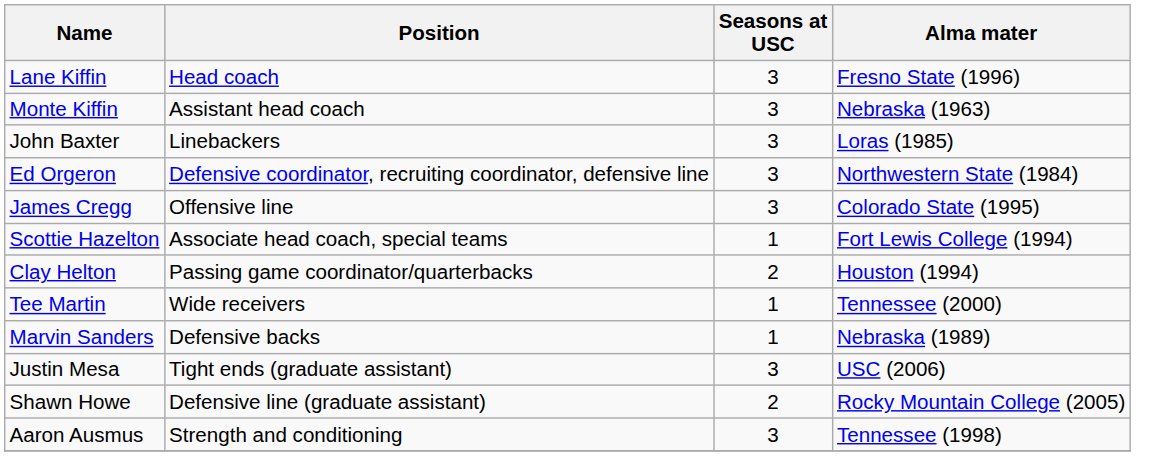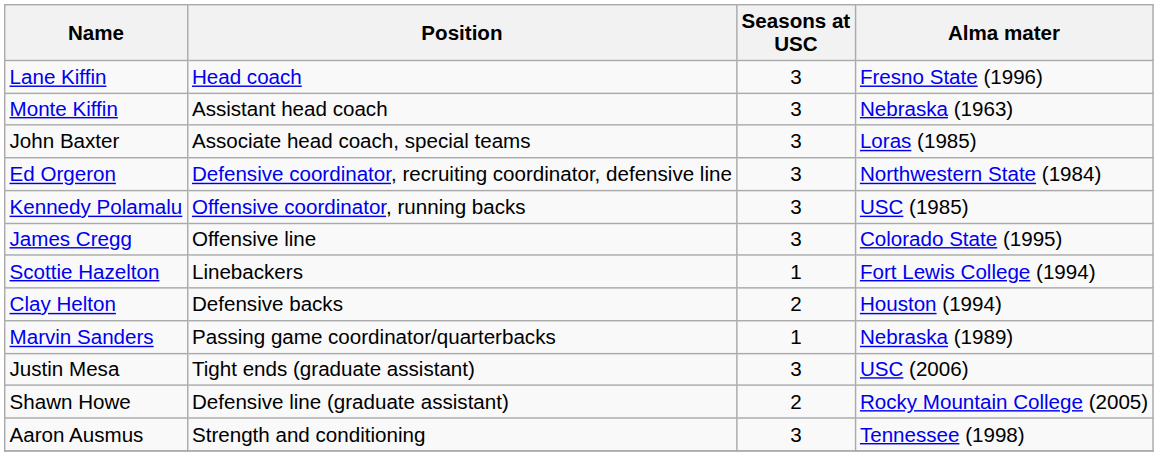(225, 142) Linebackers -> (361, 142) Associate head coach, special teams
+ row: (96, 207)
(338, 239) Associate head coach, special teams -> (247, 272) Linebackers
(351, 272) Passing game coordinator/quarterbacks -> (267, 305) Defensive backs
- row: (58, 305)
(245, 337) Defensive backs -> (374, 337) Passing game coordinator/quarterbacks
